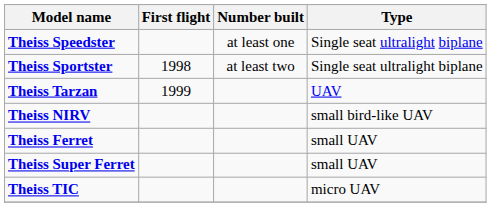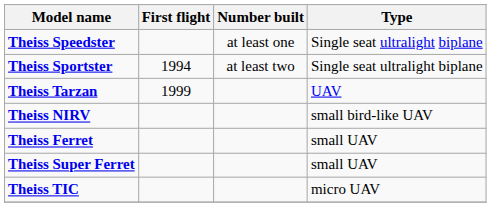(176, 66) 1998 -> (176, 66) 1994
